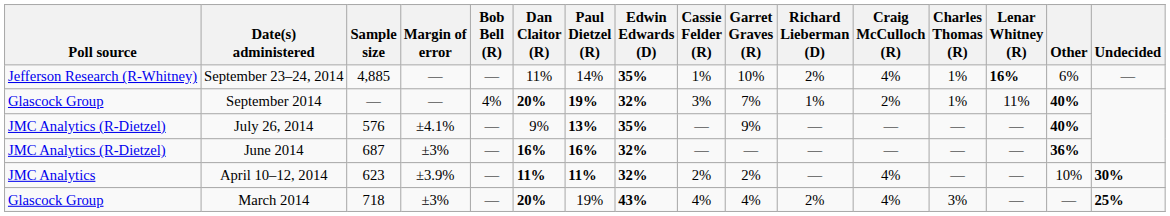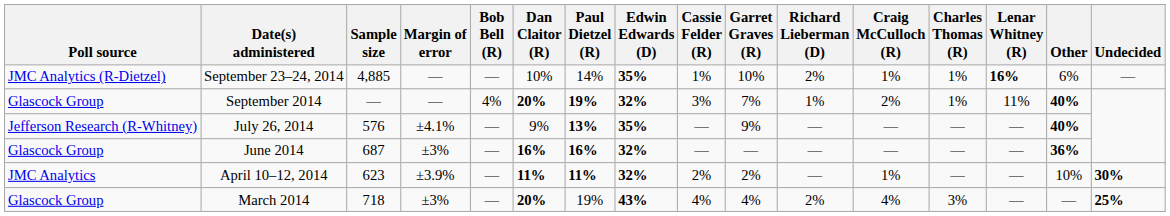(103, 76) Jefferson Research (R-Whitney) -> (87, 76) JMC Analytics (R-Dietzel)
(539, 76) 11% -> (539, 76) 10%
(891, 76) 4% -> (891, 76) 1%
(87, 125) JMC Analytics (R-Dietzel) -> (103, 125) Jefferson Research (R-Whitney)
(87, 150) JMC Analytics (R-Dietzel) -> (56, 150) Glascock Group
(891, 175) 4% -> (891, 175) 1%
